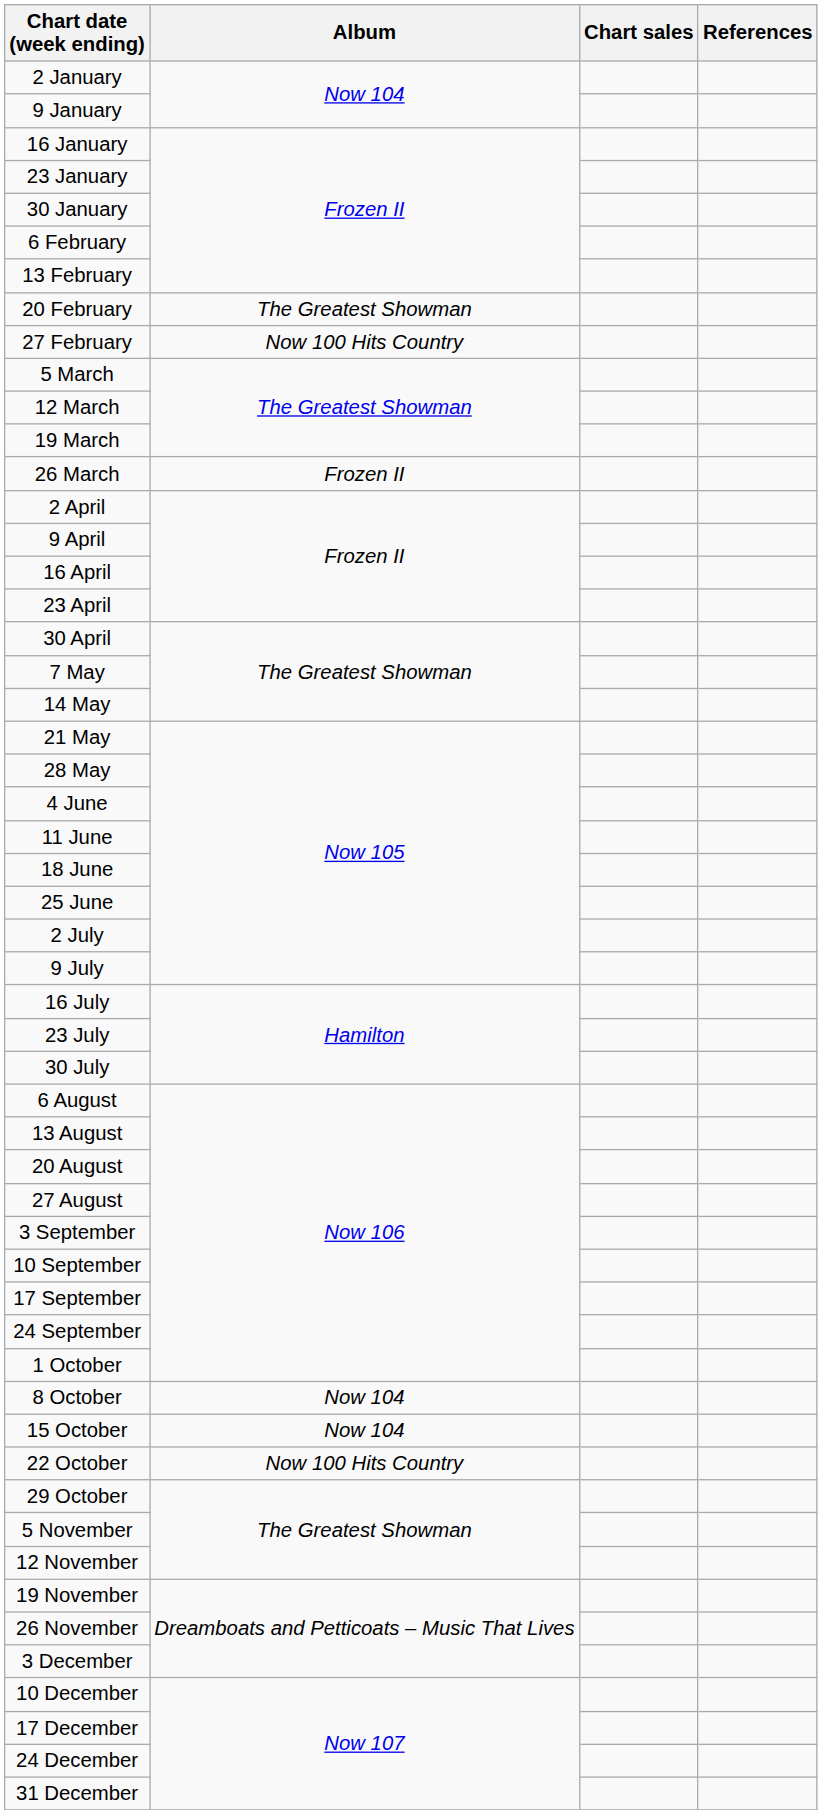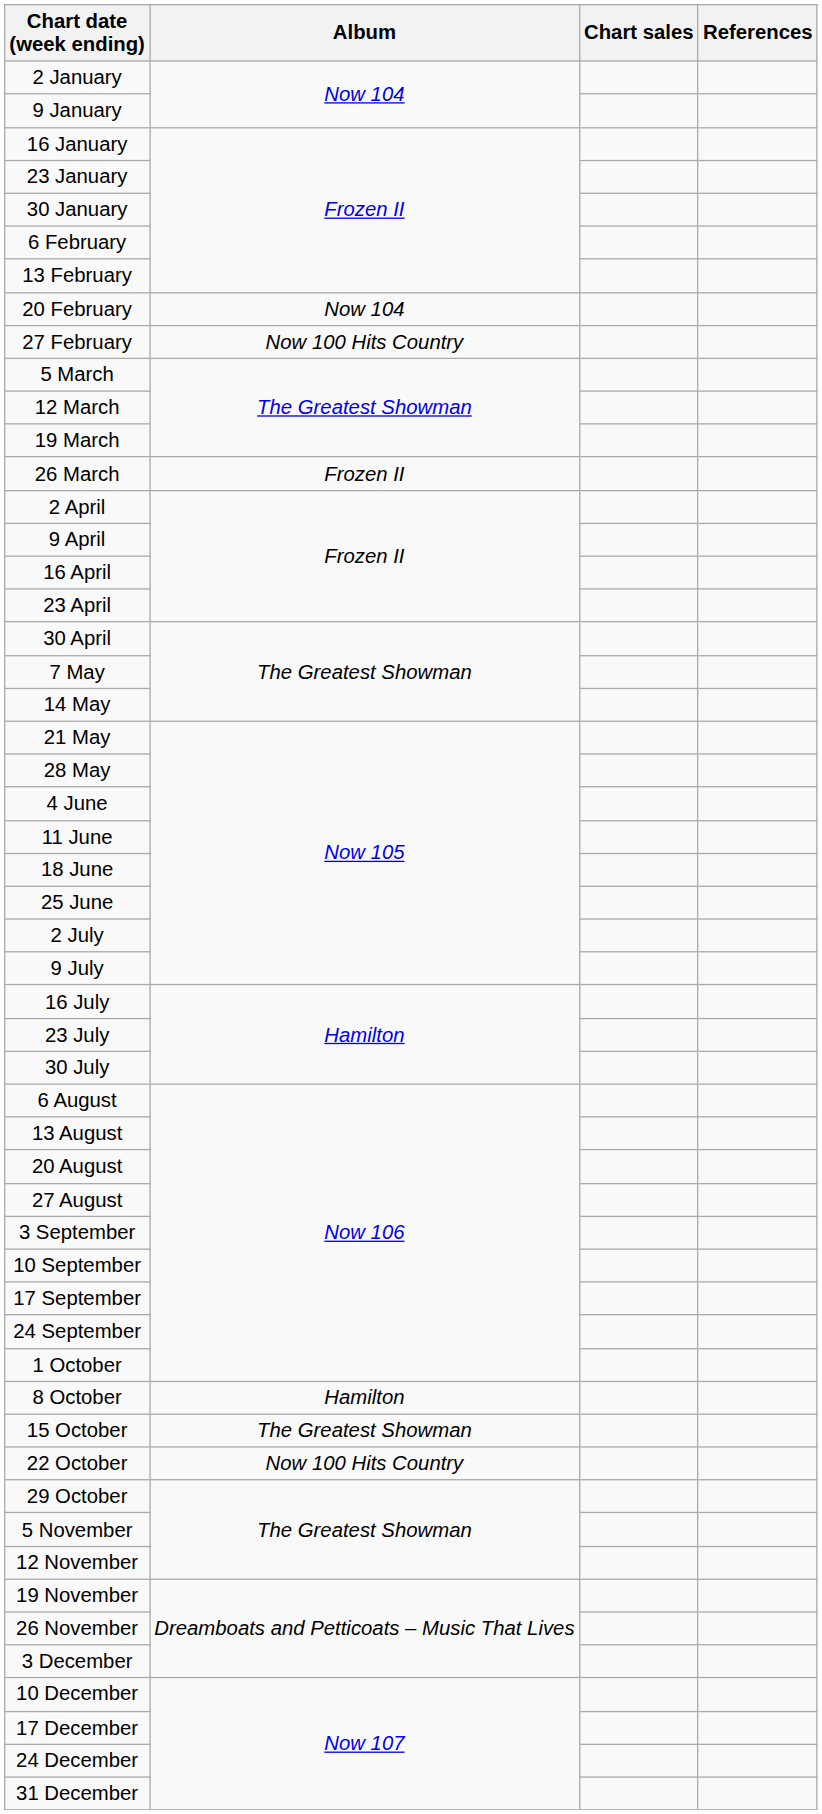(364, 308) The Greatest Showman -> (364, 308) Now 104
(364, 1396) Now 104 -> (364, 1396) Hamilton
(364, 1429) Now 104 -> (364, 1429) The Greatest Showman
